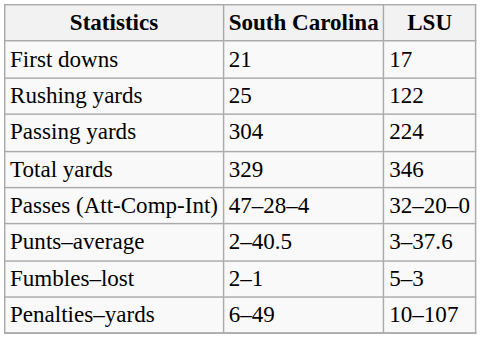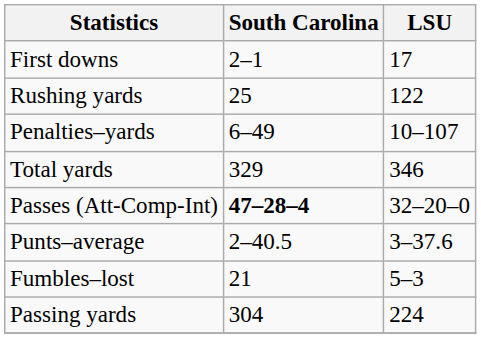(240, 59) 21 -> (246, 59) 2–1
rows swapped: (73, 132) <-> (82, 315)
(269, 205) normal -> (269, 205) bold
(246, 278) 2–1 -> (240, 278) 21
